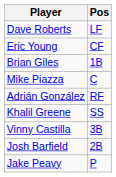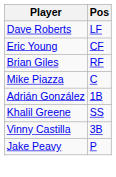(96, 63) 1B -> (97, 63) RF
(97, 96) RF -> (96, 96) 1B
- row: (37, 146)
